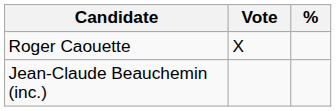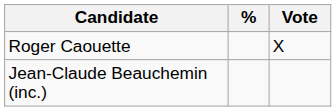columns swapped: (259, 18) <-> (311, 18)
